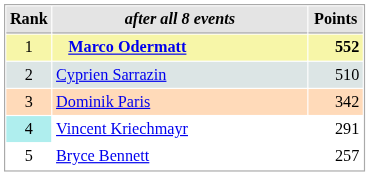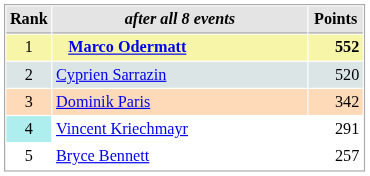(347, 74) 510 -> (347, 74) 520
